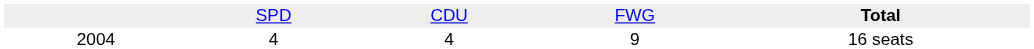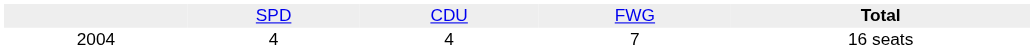(635, 39) 9 -> (635, 39) 7
